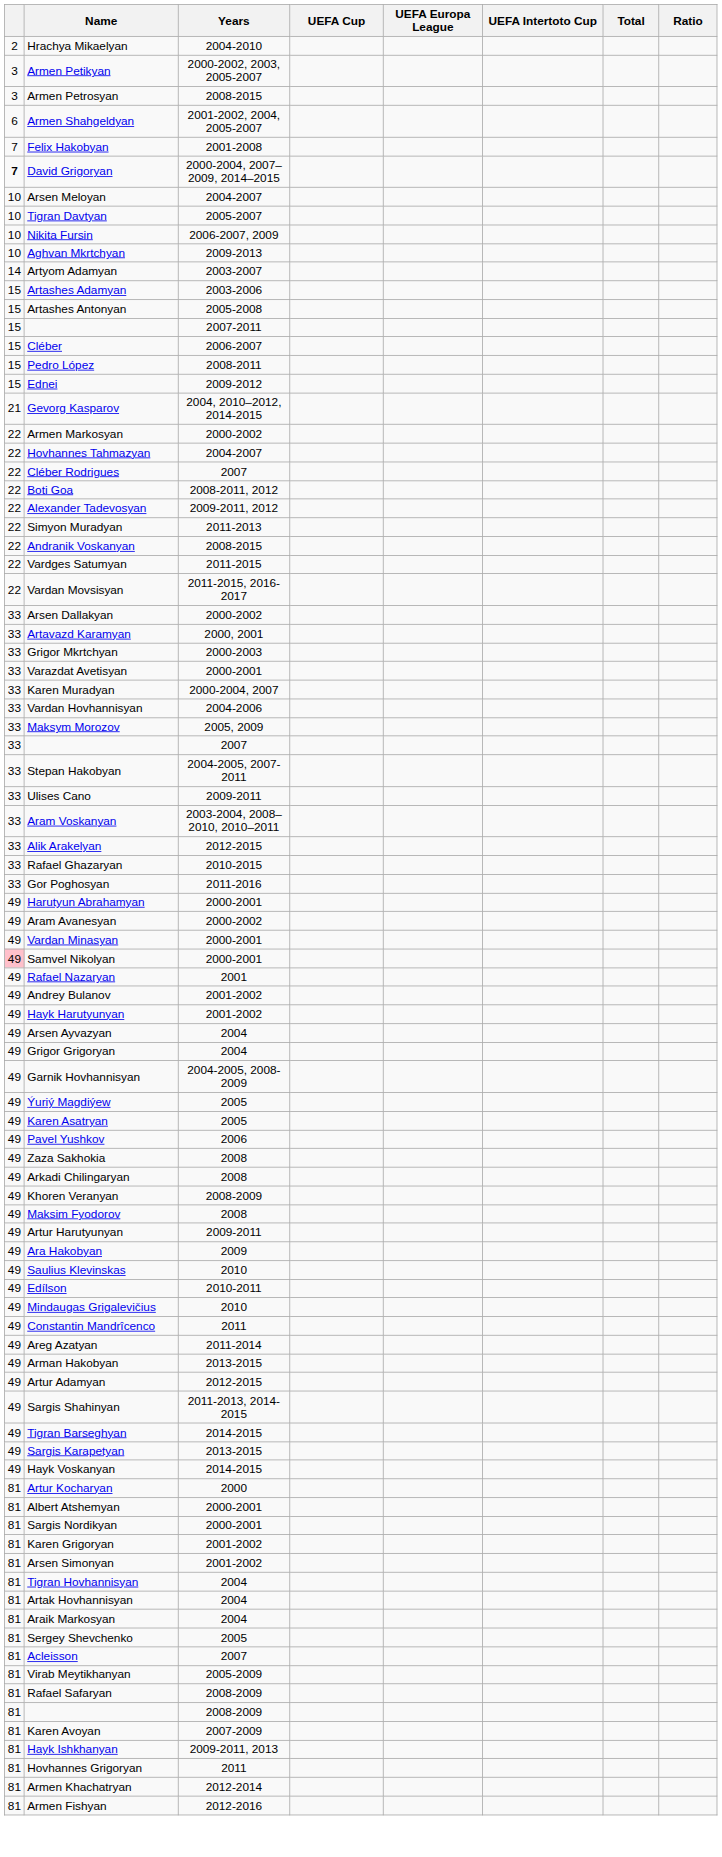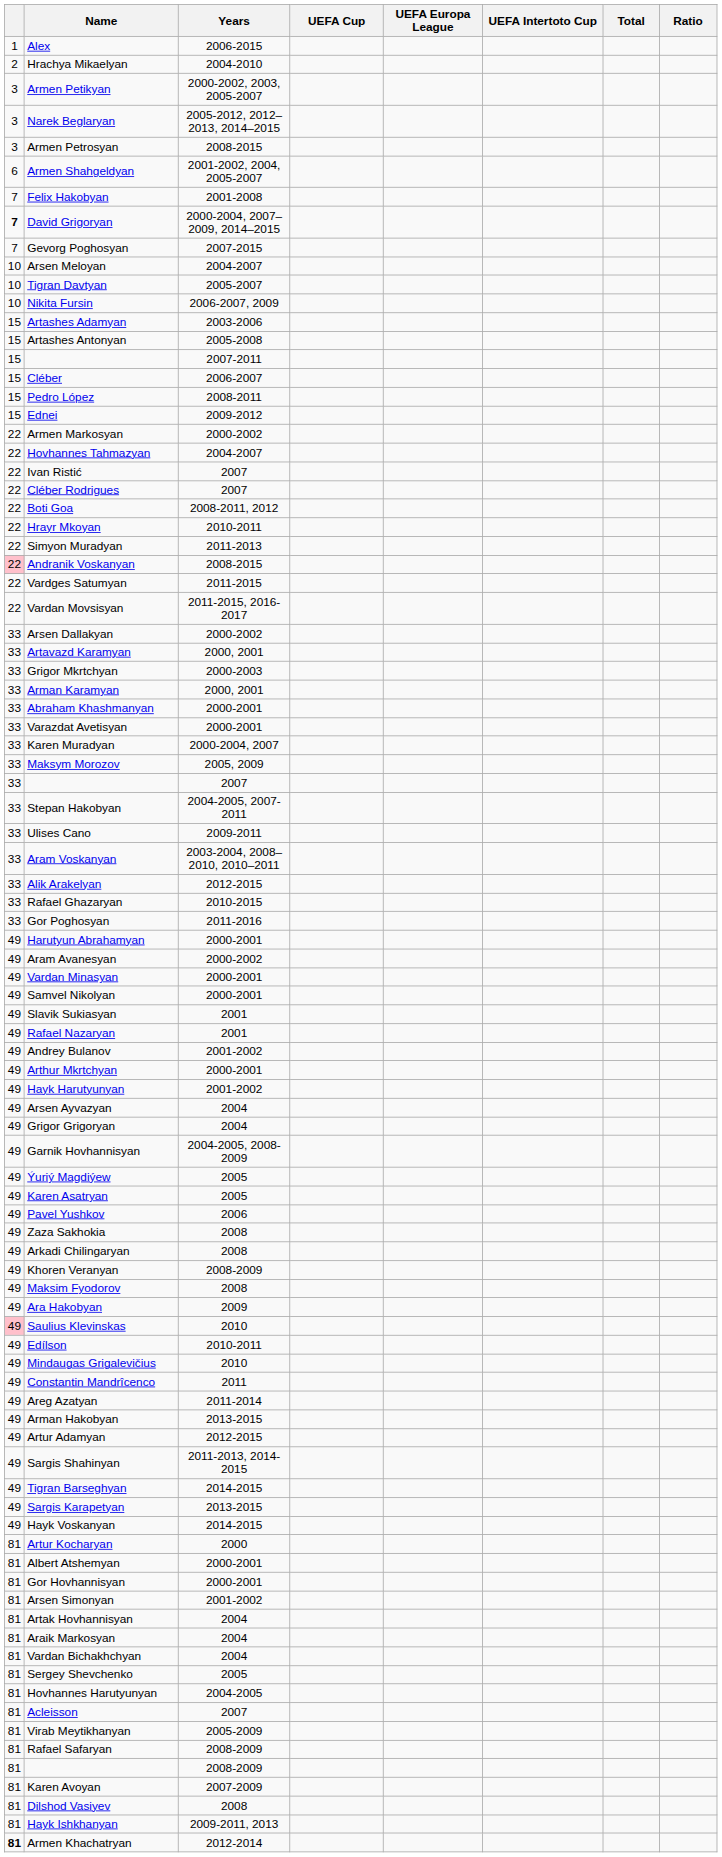+ row: (39, 46)
+ row: (71, 122)
+ row: (78, 248)
- row: (76, 253)
- row: (72, 272)
- row: (73, 409)
+ row: (54, 471)
- row: (87, 509)
+ row: (64, 527)
(14, 546) no background -> (14, 565) pink background
+ row: (73, 690)
+ row: (91, 708)
- row: (85, 708)
(14, 959) pink background -> (14, 996) no background
+ row: (72, 1015)
+ row: (72, 1070)
- row: (75, 1233)
(14, 1270) no background -> (14, 1326) pink background
- row: (72, 1526)
+ row: (76, 1582)
- row: (71, 1544)
- row: (83, 1582)
+ row: (84, 1656)
+ row: (92, 1694)
+ row: (69, 1806)
- row: (85, 1768)
(14, 1787) normal -> (14, 1843) bold
- row: (67, 1806)
